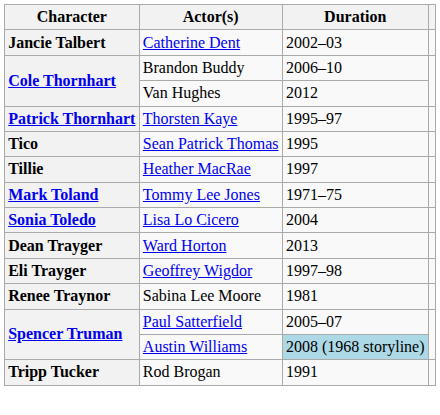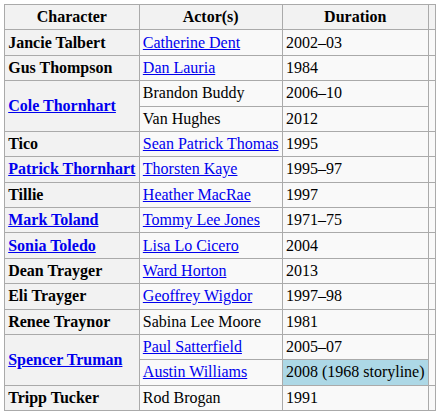+ row: (179, 67)
rows swapped: (190, 118) <-> (211, 144)
